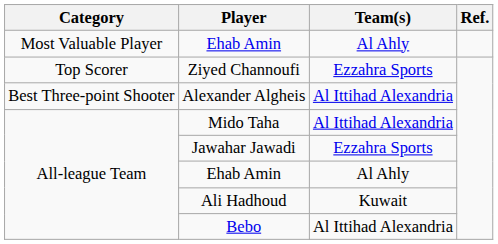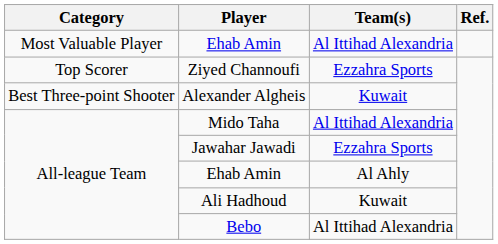(383, 43) Al Ahly -> (383, 43) Al Ittihad Alexandria
(383, 95) Al Ittihad Alexandria -> (383, 95) Kuwait
